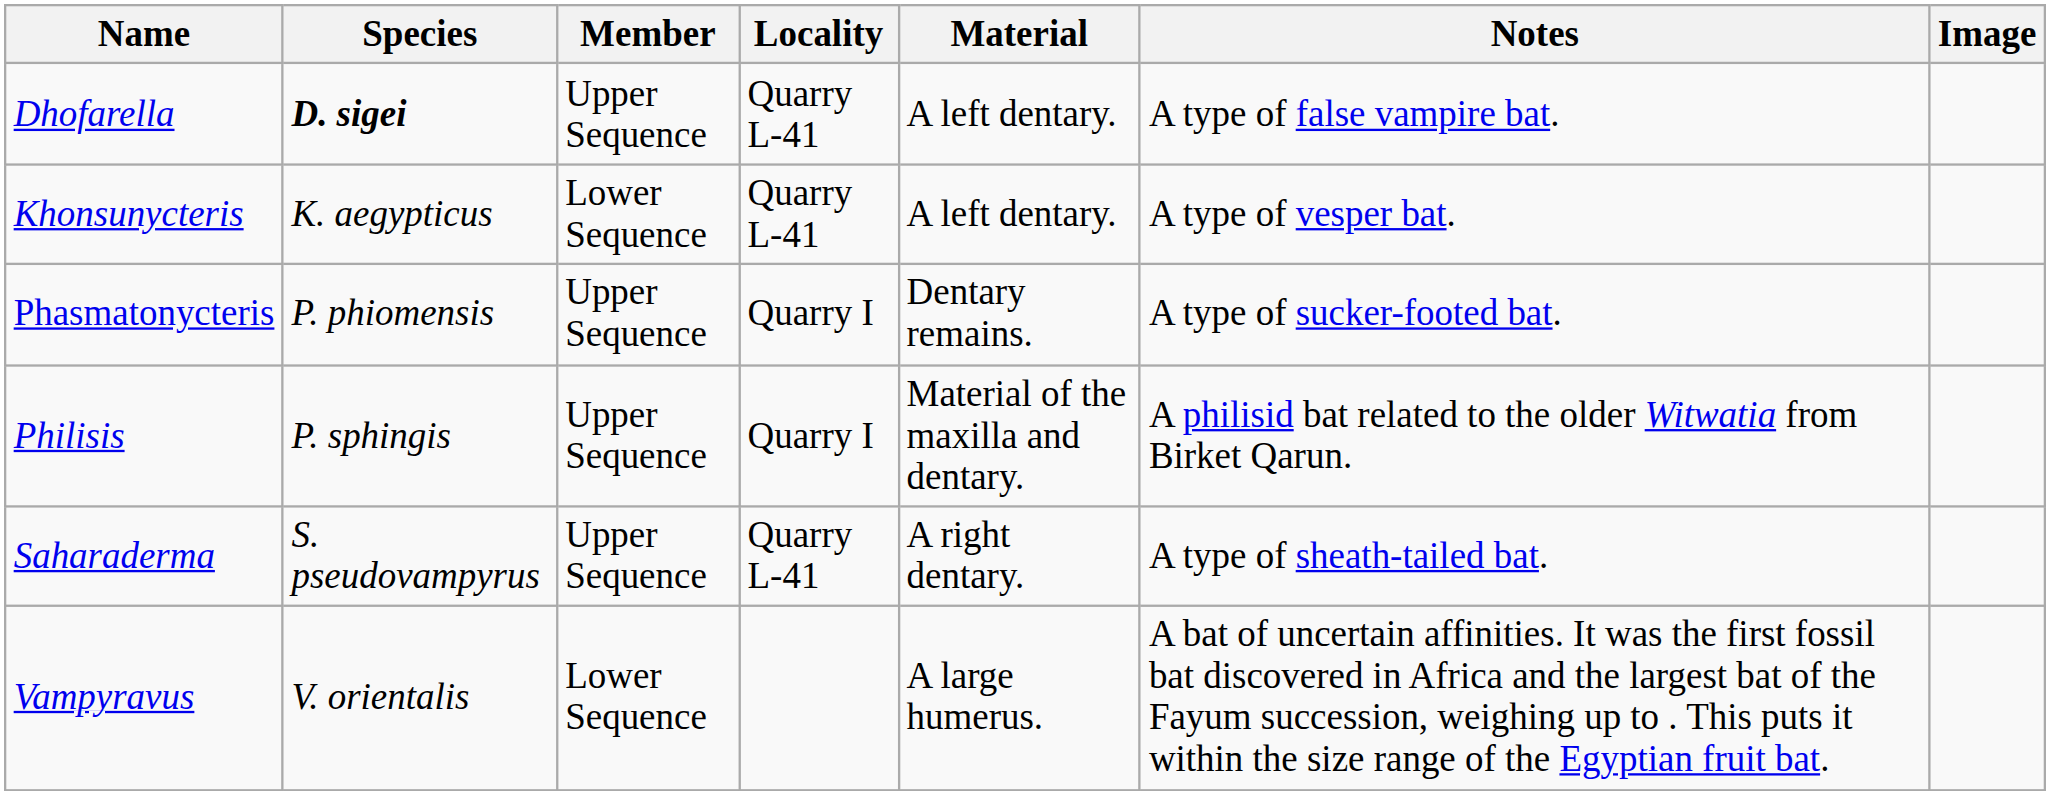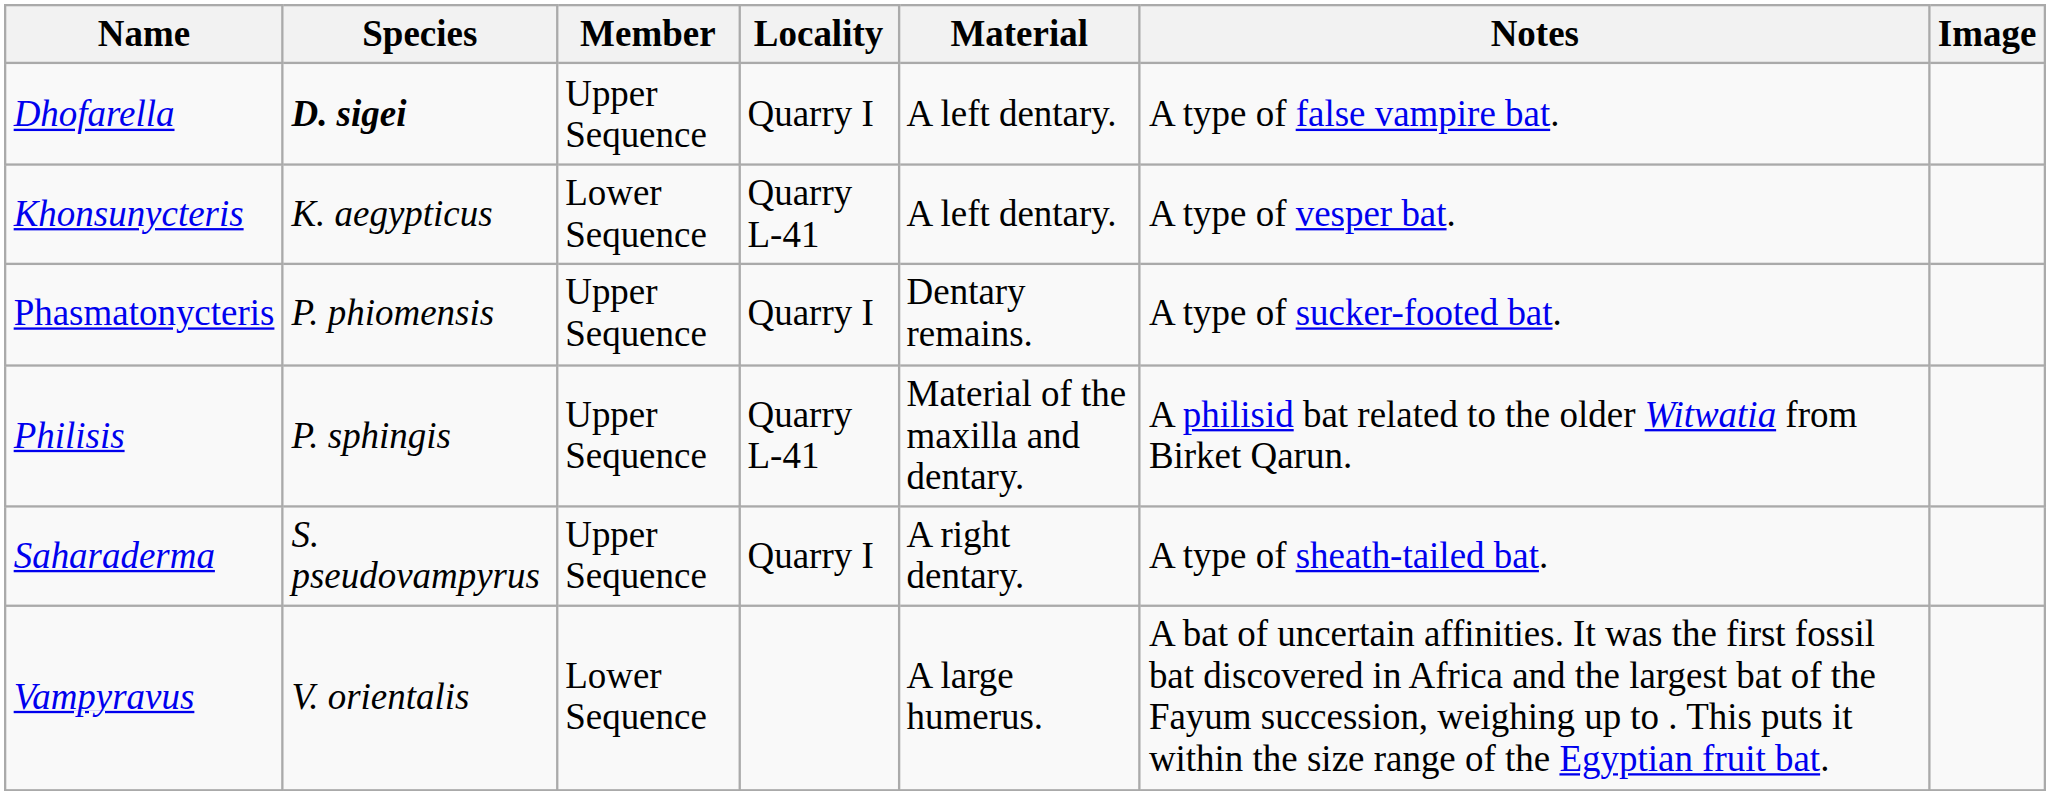(800, 113) Quarry L-41 -> (811, 113) Quarry I
(811, 434) Quarry I -> (800, 434) Quarry L-41
(800, 555) Quarry L-41 -> (811, 555) Quarry I
